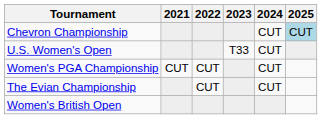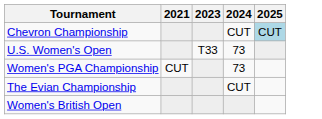- column: (208, 14)
(270, 50) CUT -> (239, 50) 73
(270, 69) CUT -> (239, 69) 73
